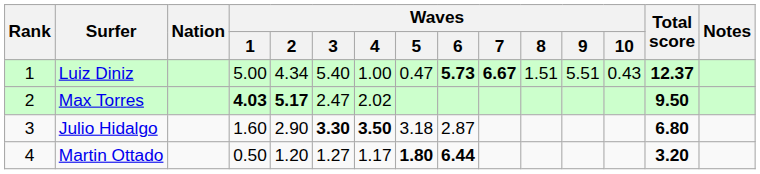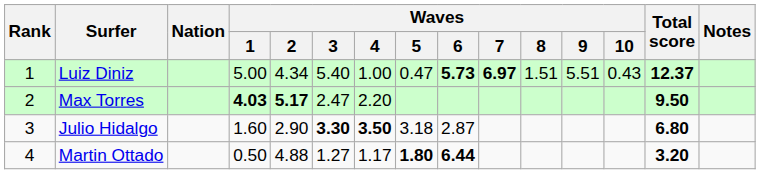(500, 73) 6.67 -> (500, 73) 6.97
(375, 100) 2.02 -> (375, 100) 2.20
(292, 155) 1.20 -> (292, 155) 4.88
